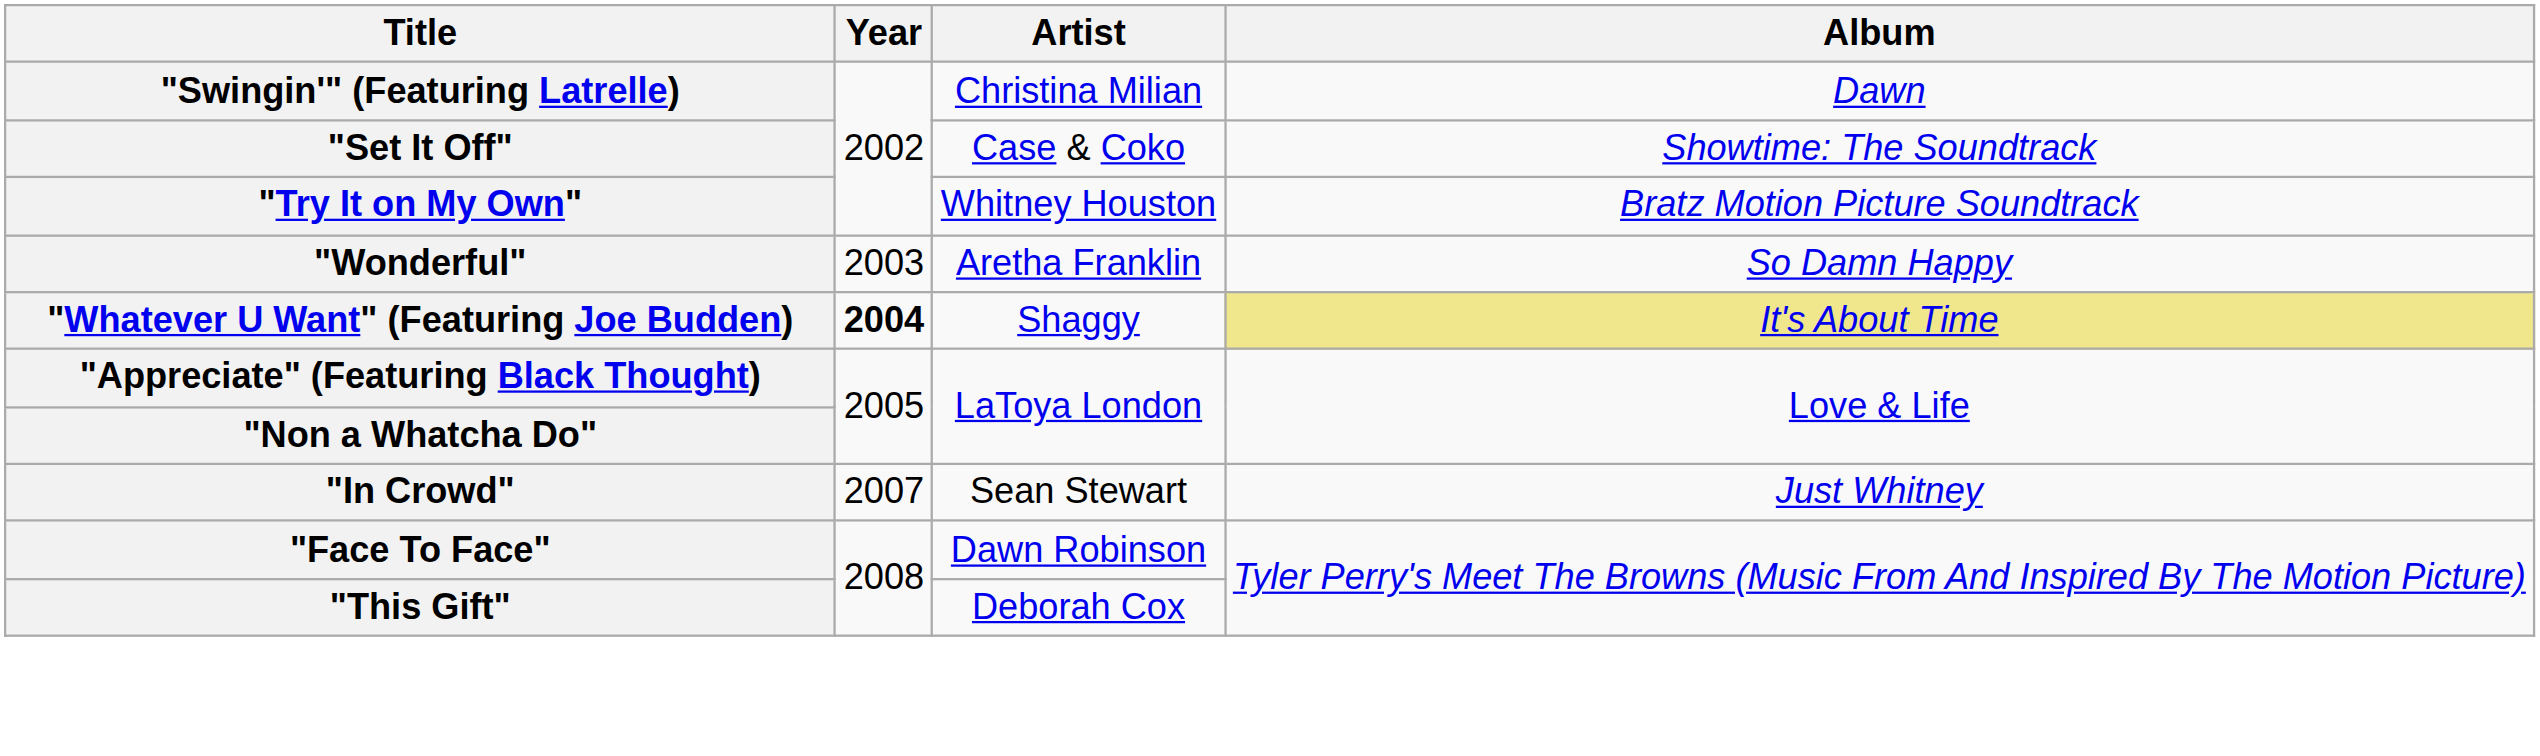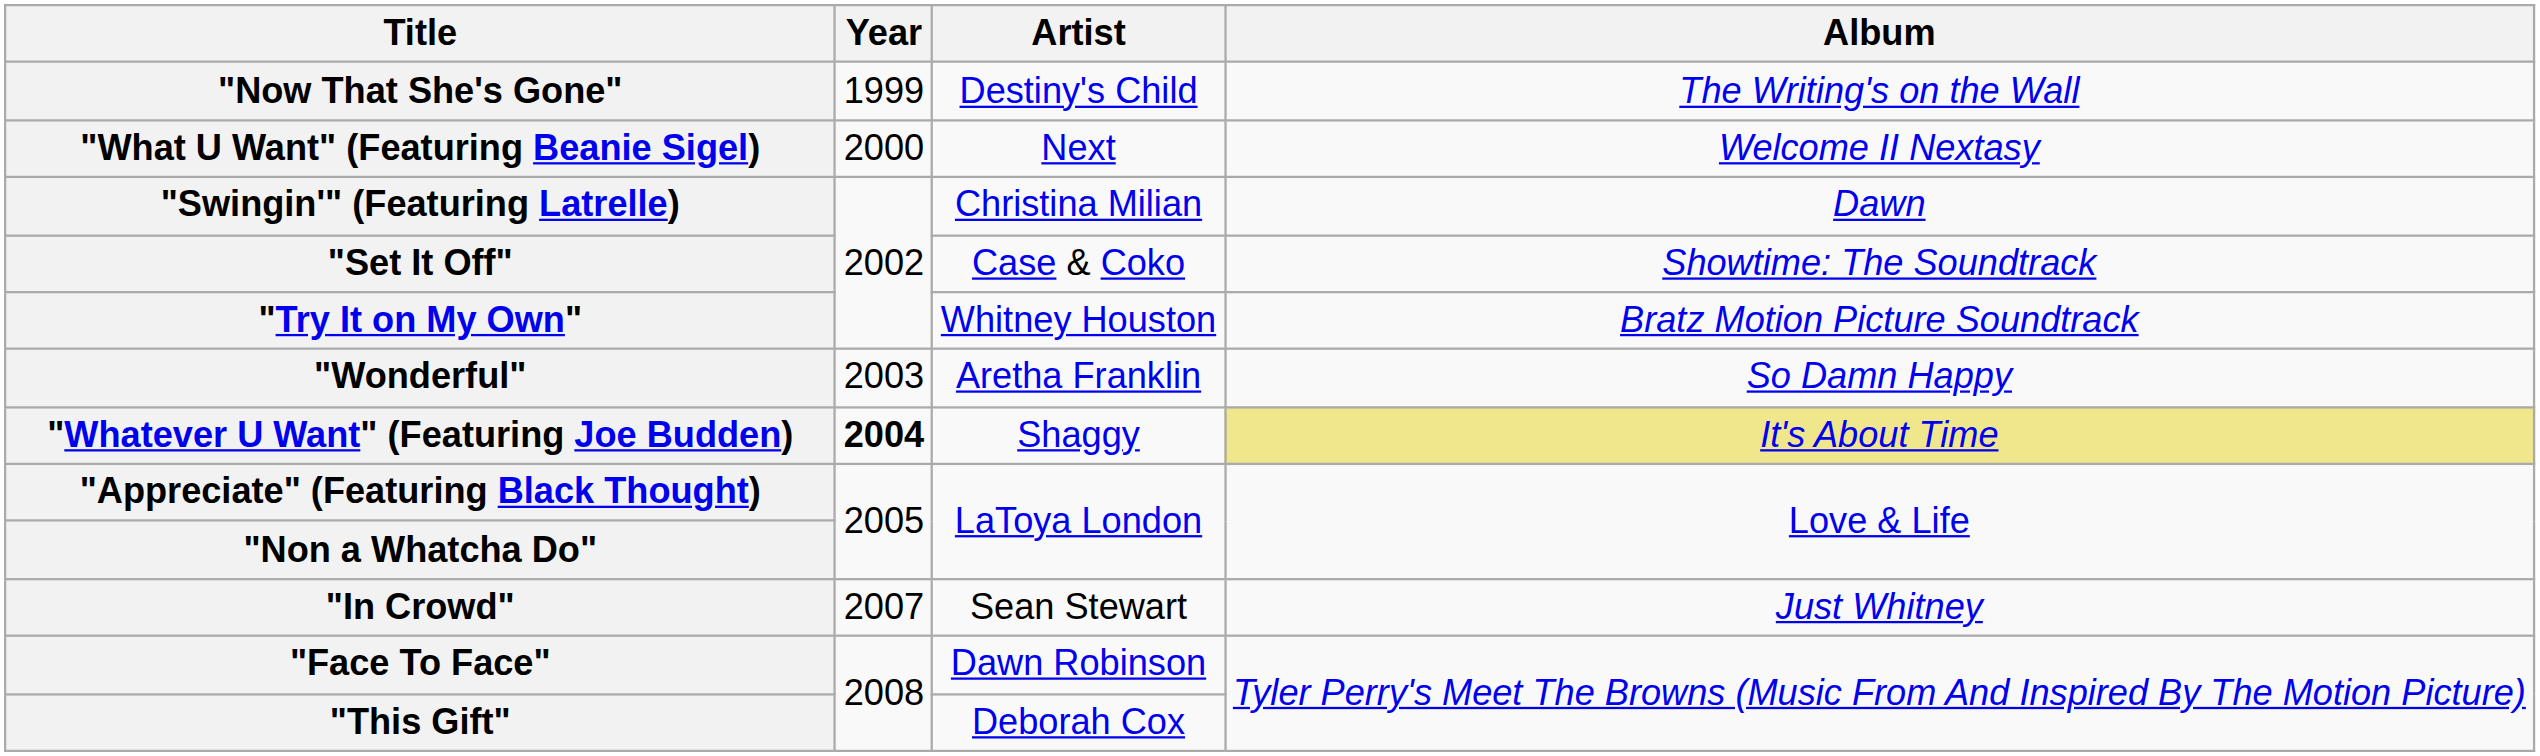+ row: (420, 90)
+ row: (420, 147)
